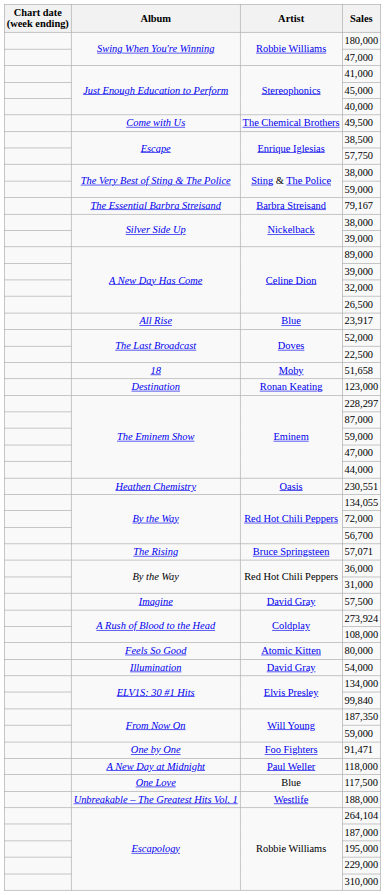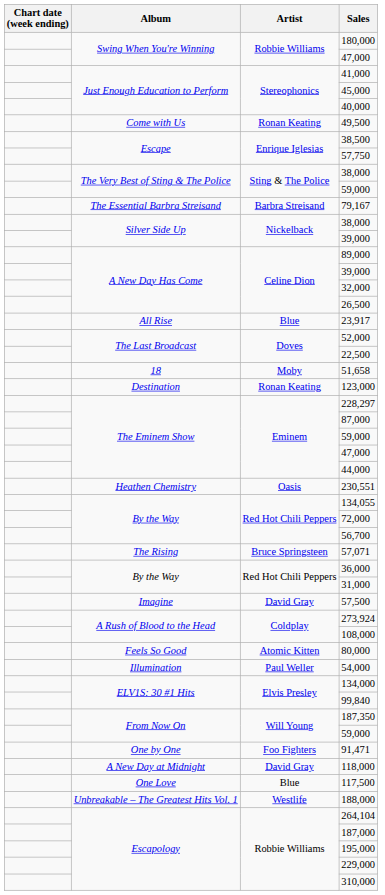(291, 123) The Chemical Brothers -> (290, 123) Ronan Keating
(291, 667) David Gray -> (290, 667) Paul Weller
(291, 766) Paul Weller -> (290, 766) David Gray
